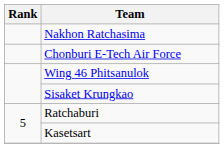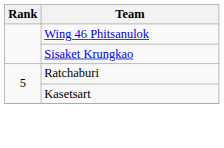- row: (95, 34)
- row: (113, 53)
